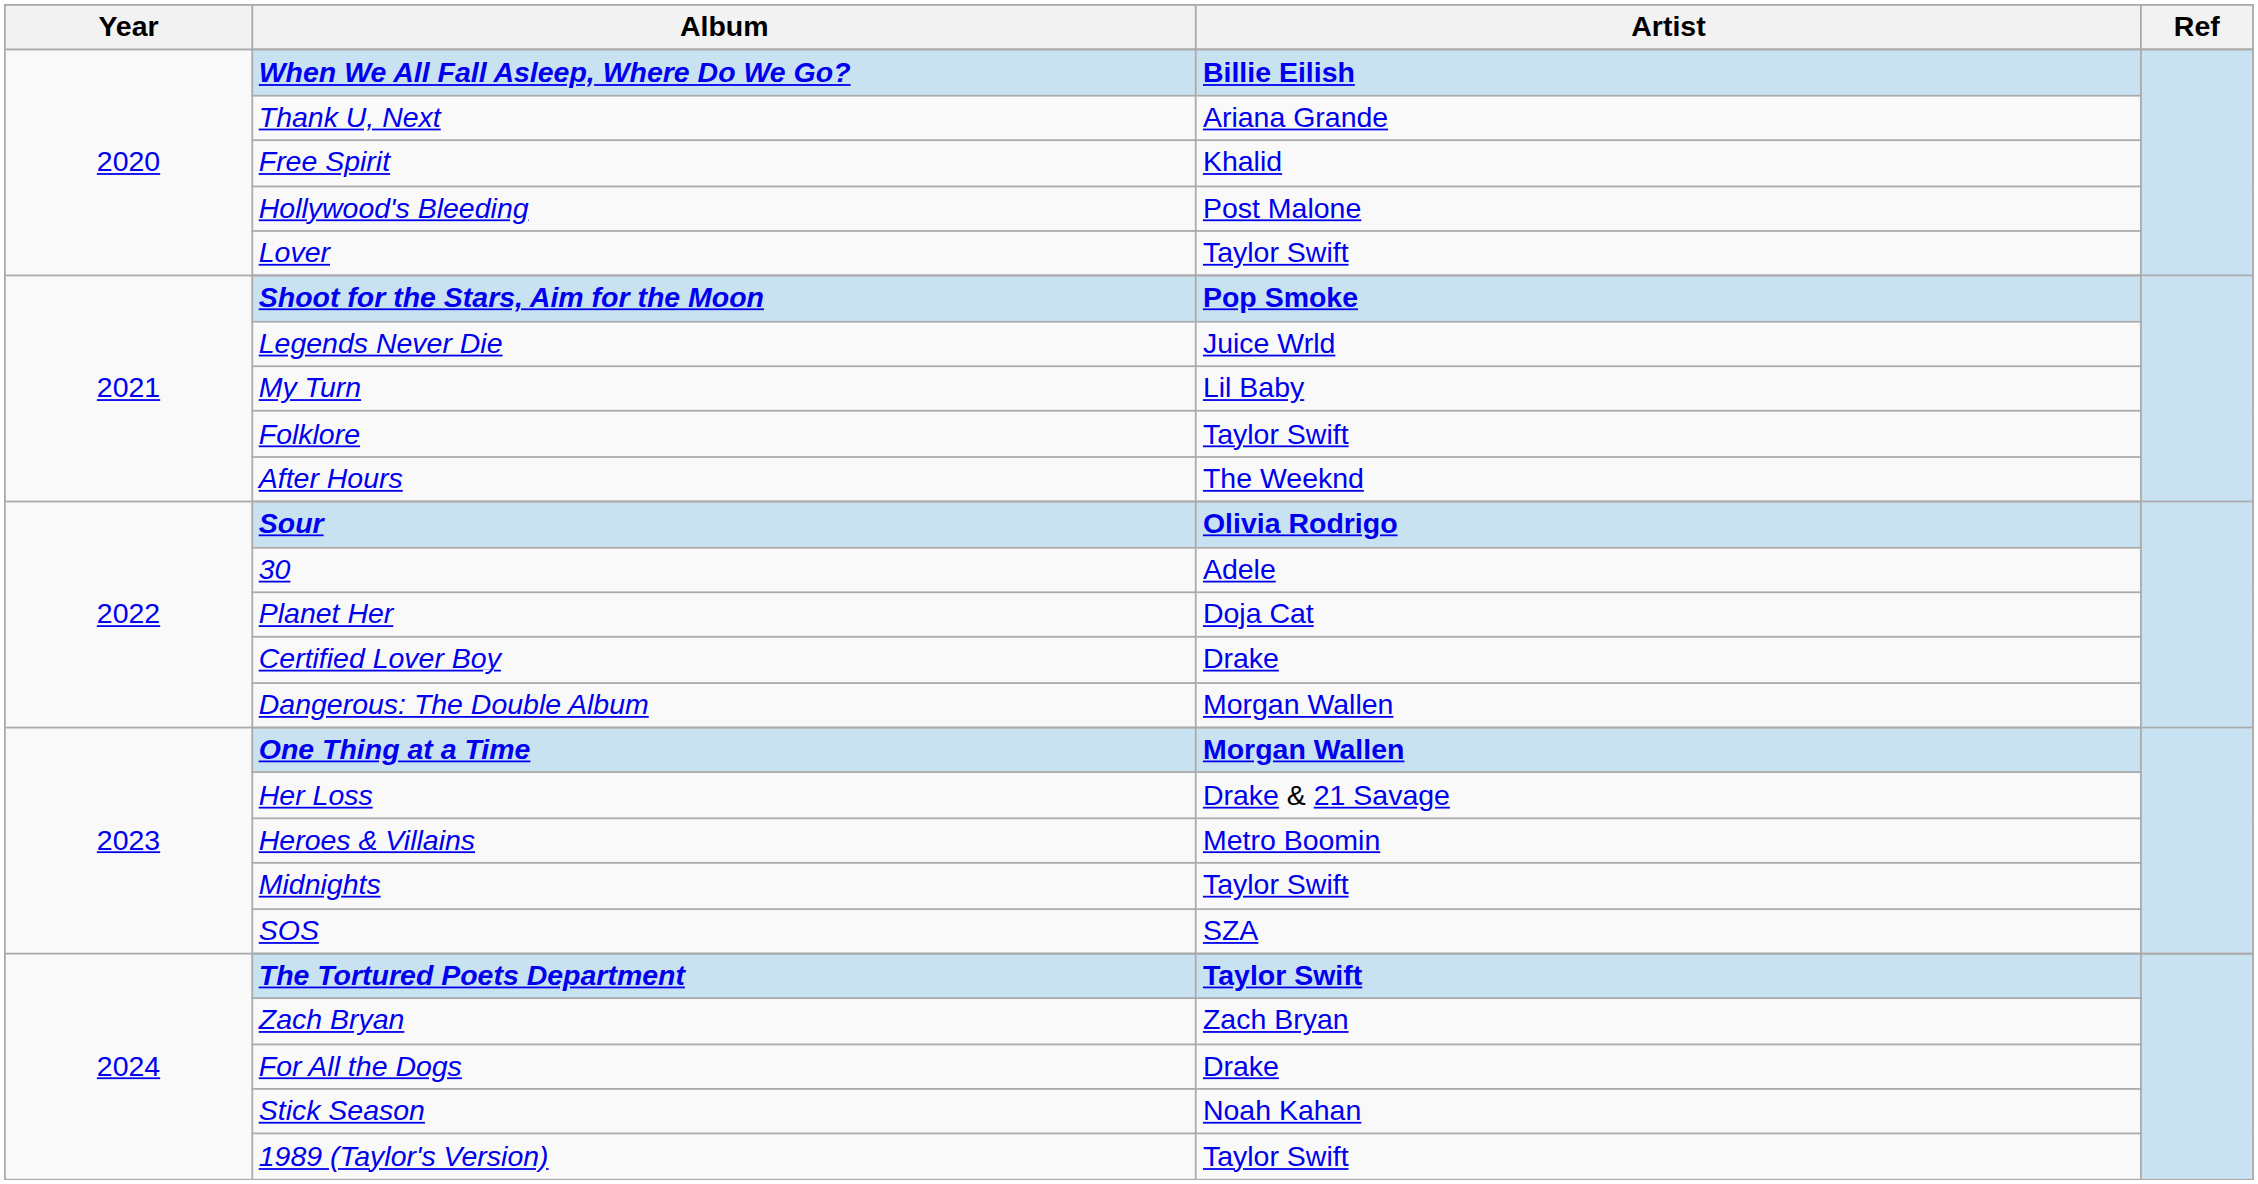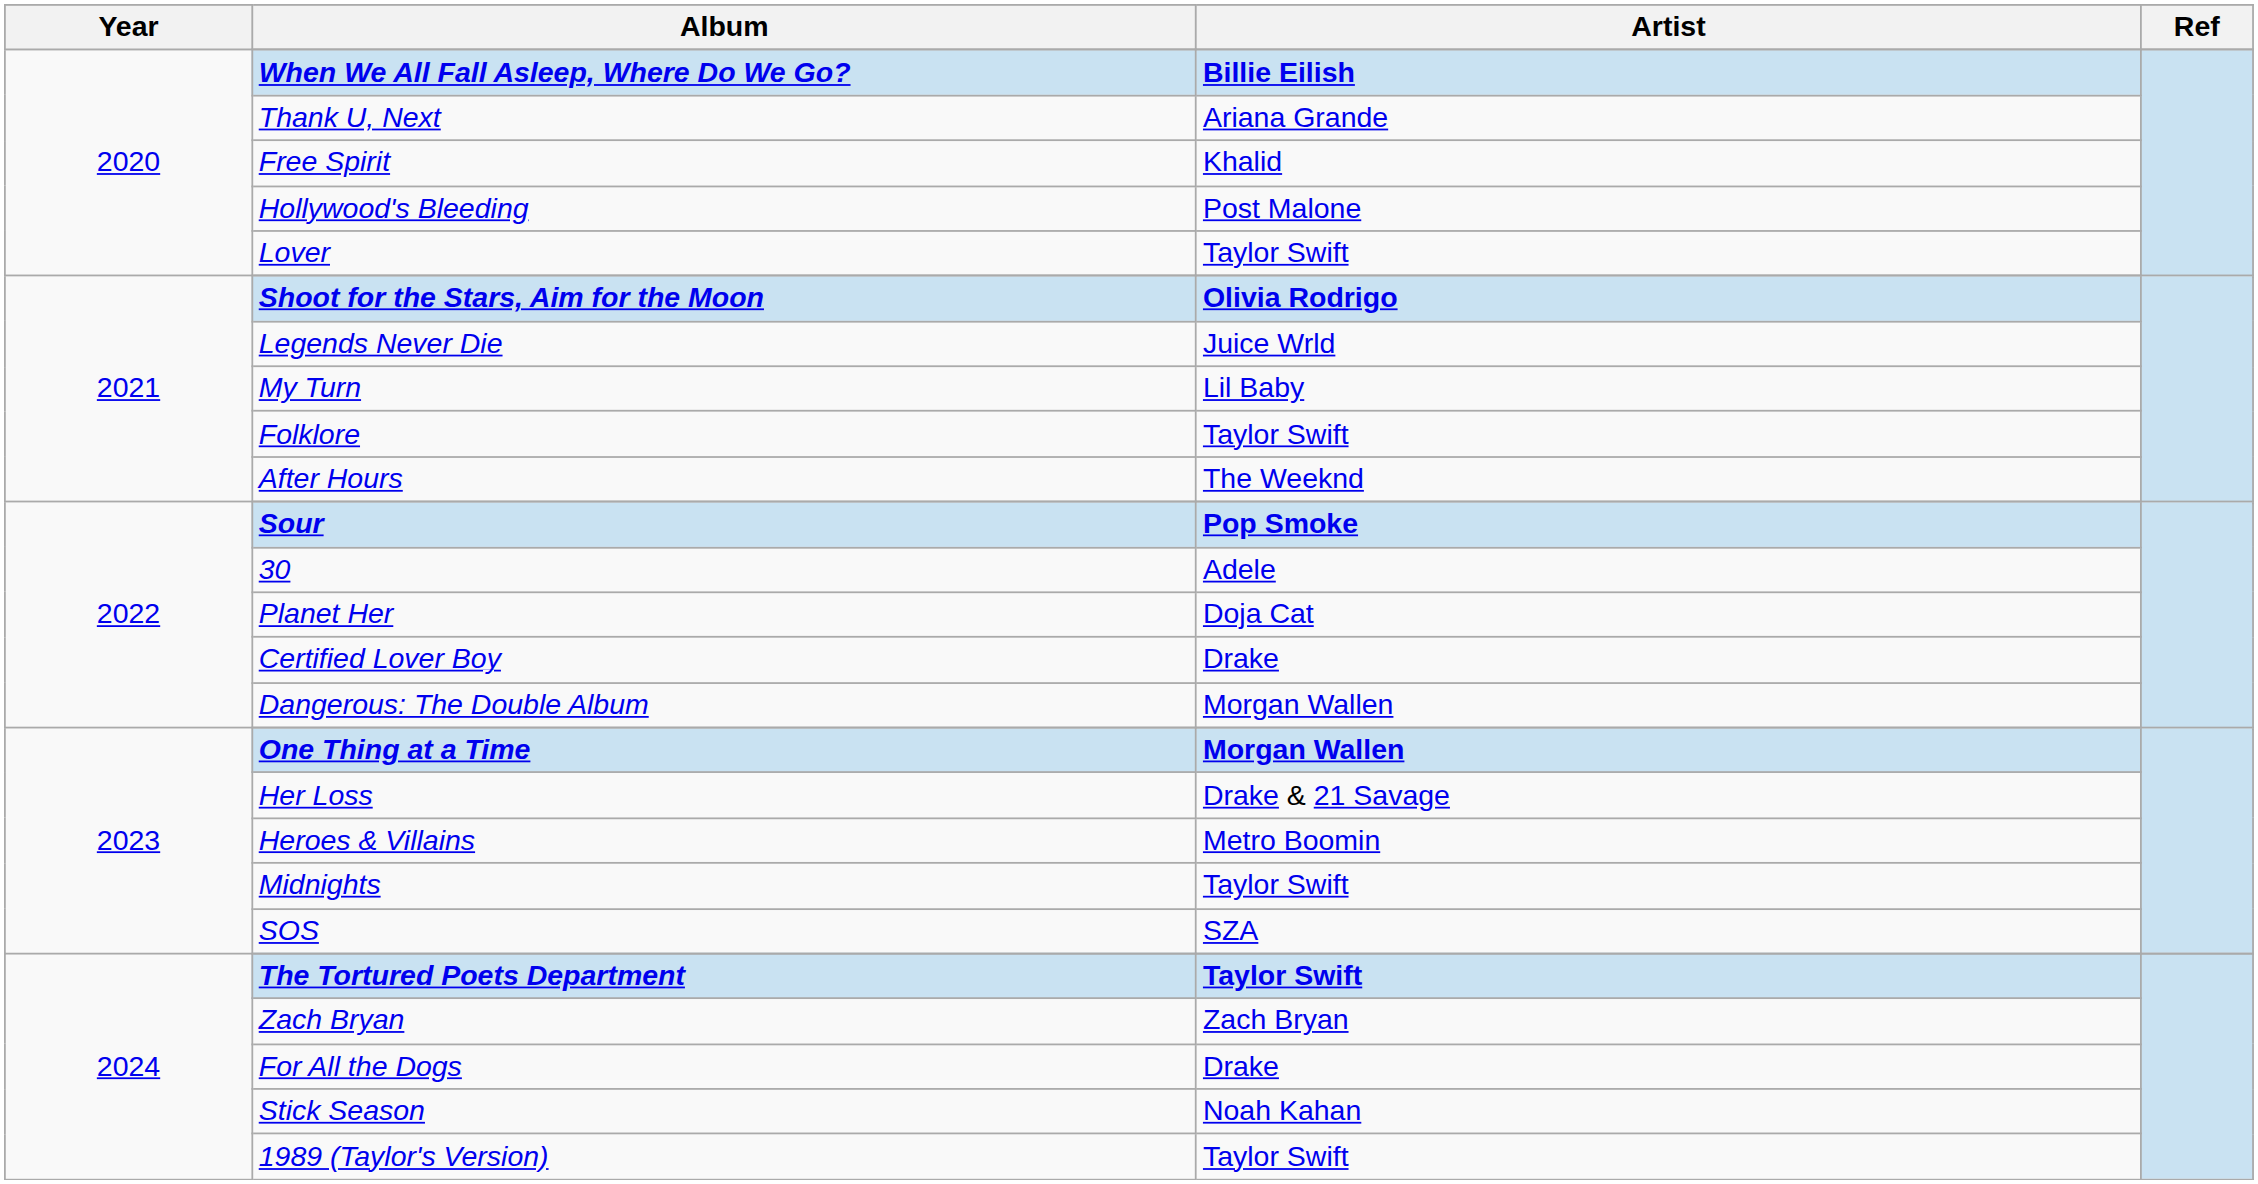(1280, 298) Pop Smoke -> (1300, 298) Olivia Rodrigo
(1300, 523) Olivia Rodrigo -> (1280, 523) Pop Smoke
